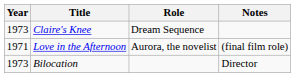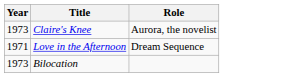- column: (255, 13)
(168, 30) Dream Sequence -> (174, 30) Aurora, the novelist
(174, 47) Aurora, the novelist -> (168, 47) Dream Sequence
